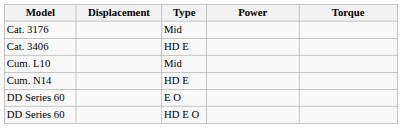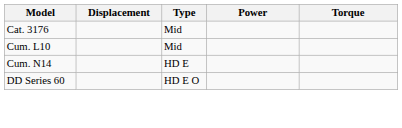- row: (28, 47)
- row: (36, 98)
